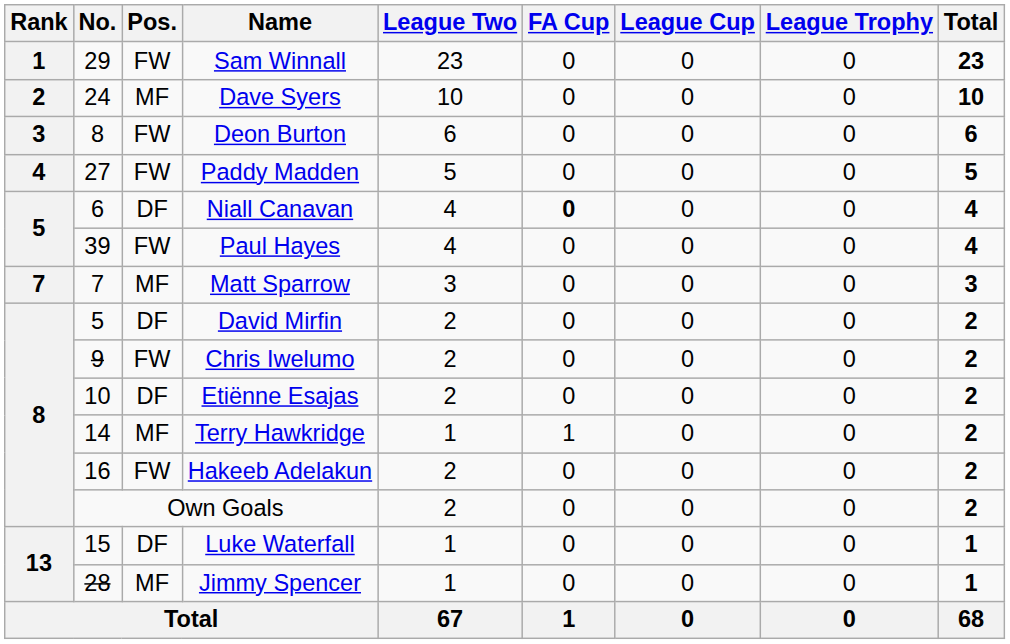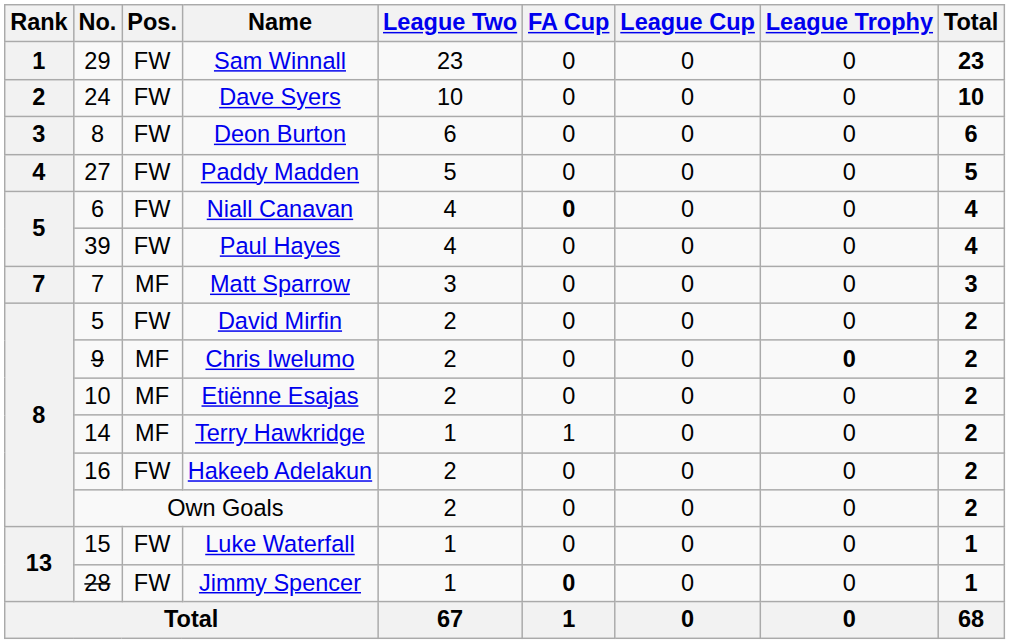(152, 97) MF -> (152, 97) FW
(152, 209) DF -> (152, 209) FW
(152, 321) DF -> (152, 321) FW
(152, 358) FW -> (152, 358) MF
(849, 358) normal -> (849, 358) bold
(152, 396) DF -> (152, 396) MF
(152, 545) DF -> (152, 545) FW
(152, 582) MF -> (152, 582) FW
(569, 582) normal -> (569, 582) bold
